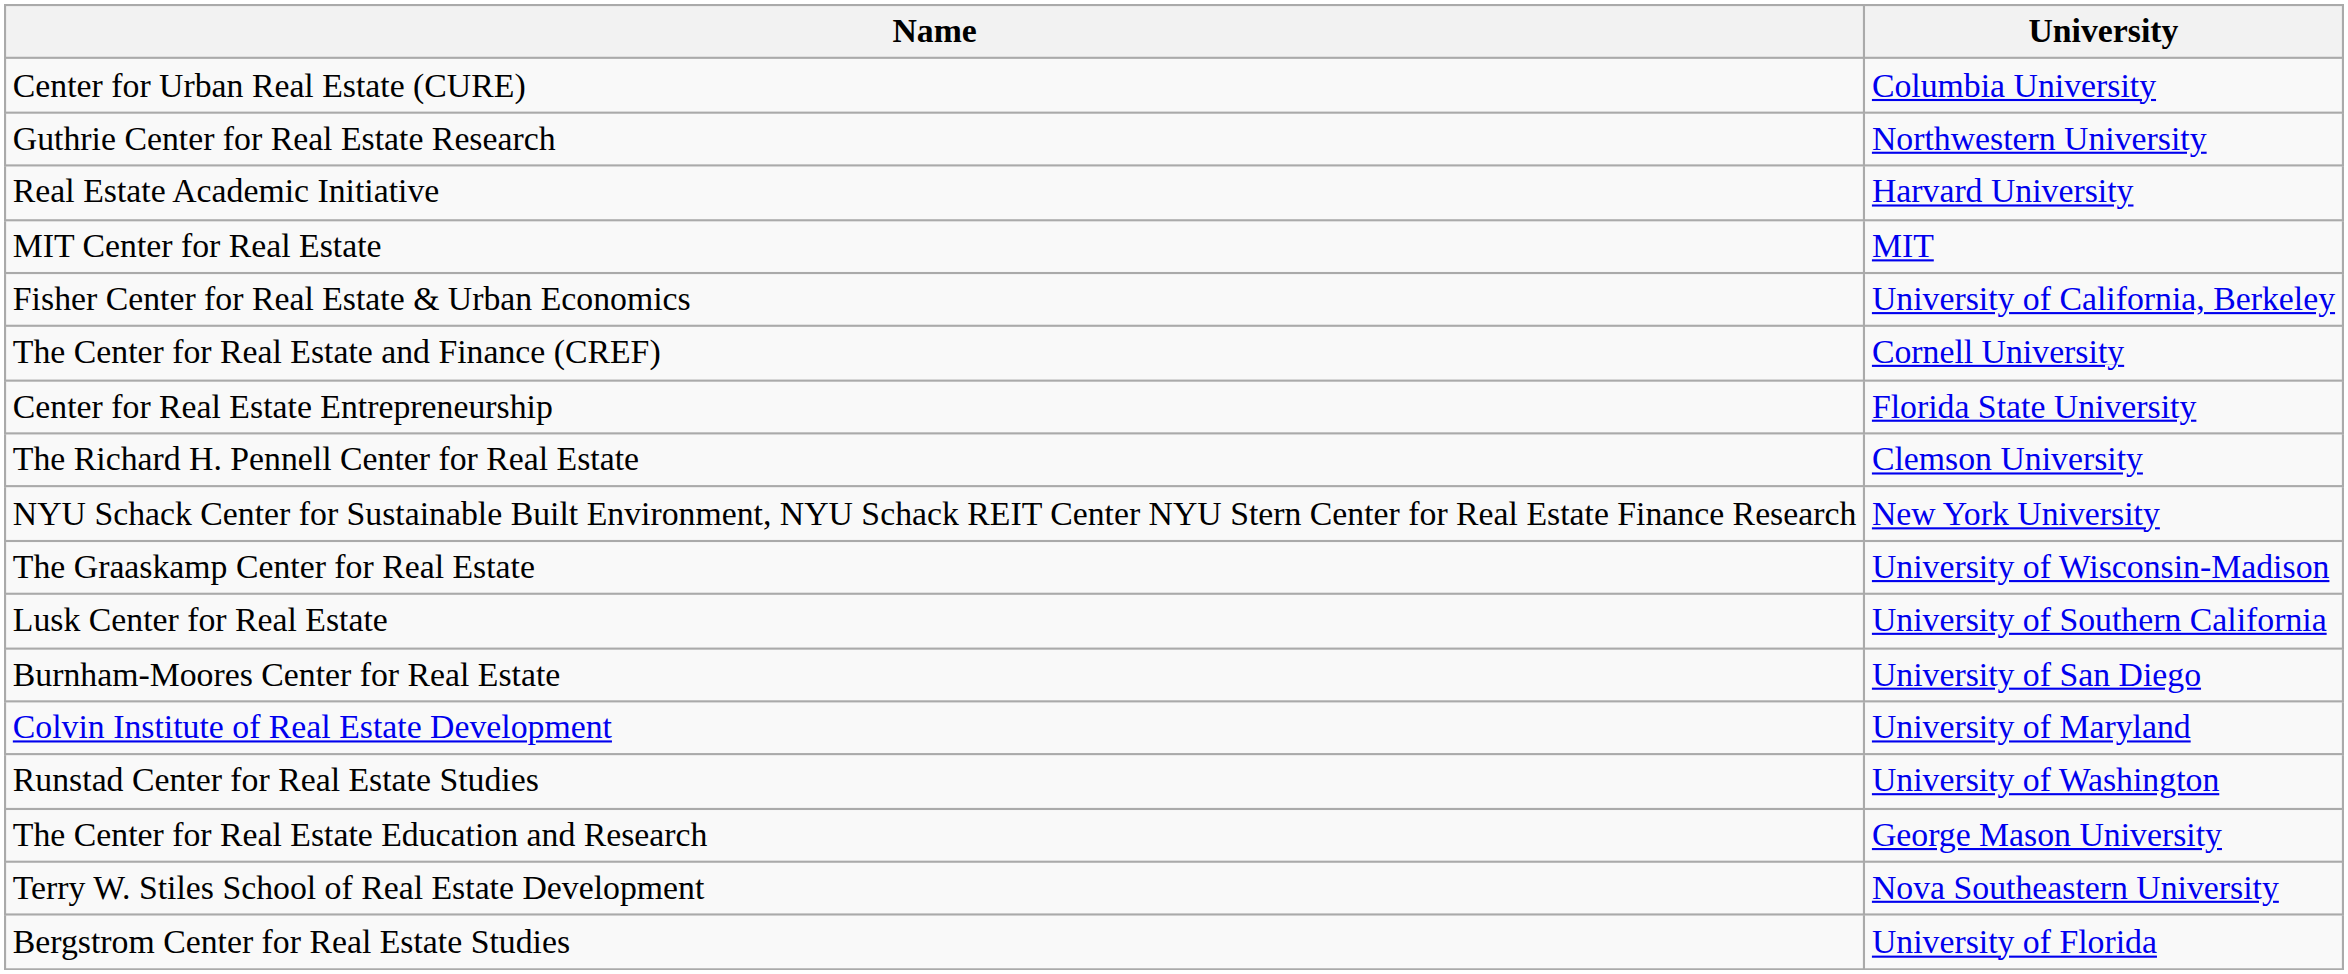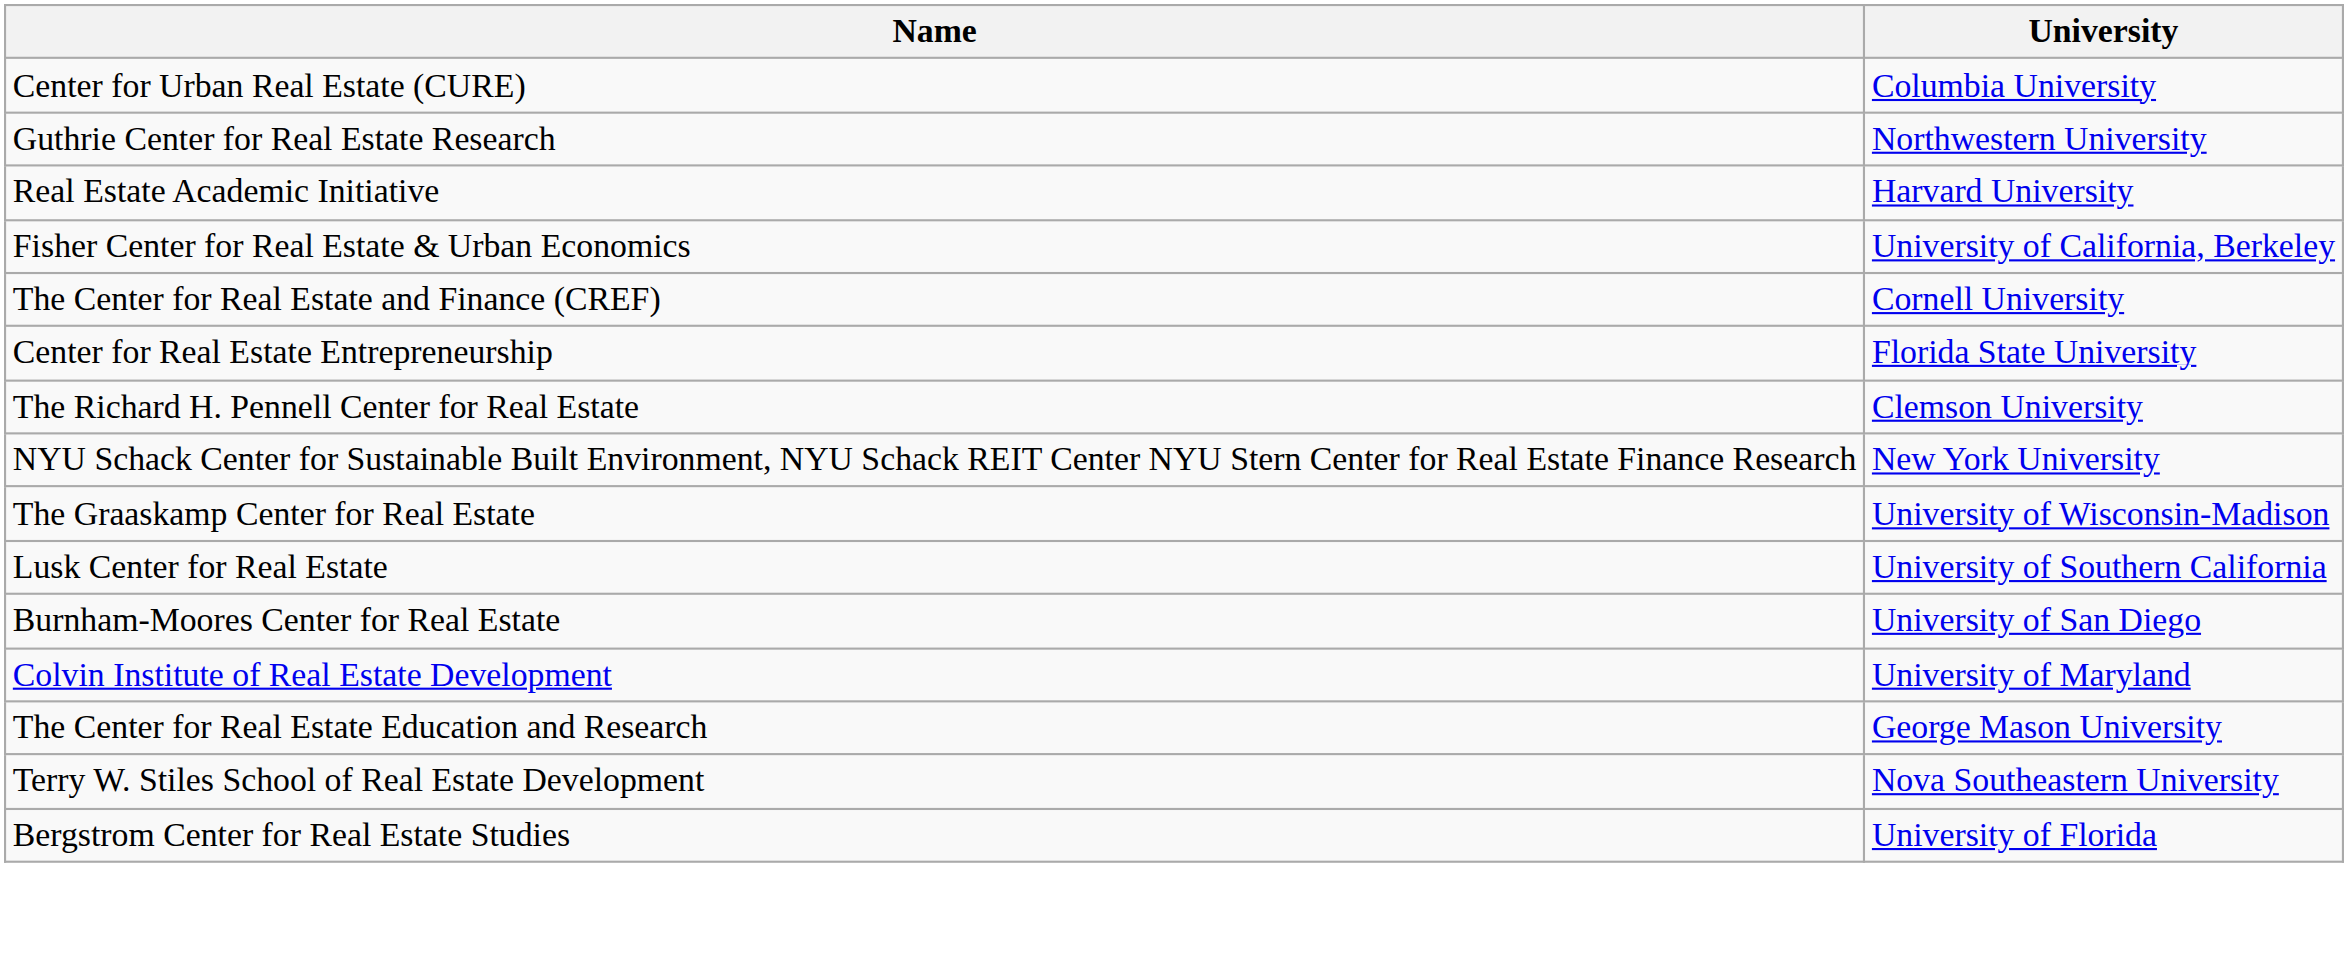- row: (197, 245)
- row: (276, 780)
